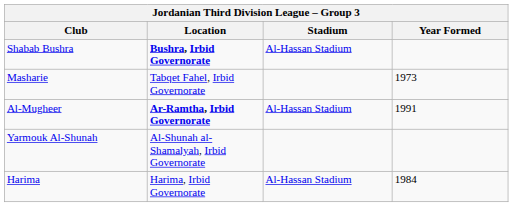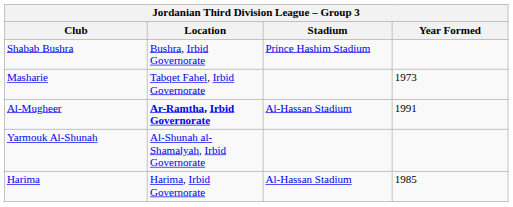(182, 54) bold -> (179, 54) normal
(309, 48) Al-Hassan Stadium -> (318, 48) Prince Hashim Stadium
(406, 180) 1984 -> (406, 180) 1985
